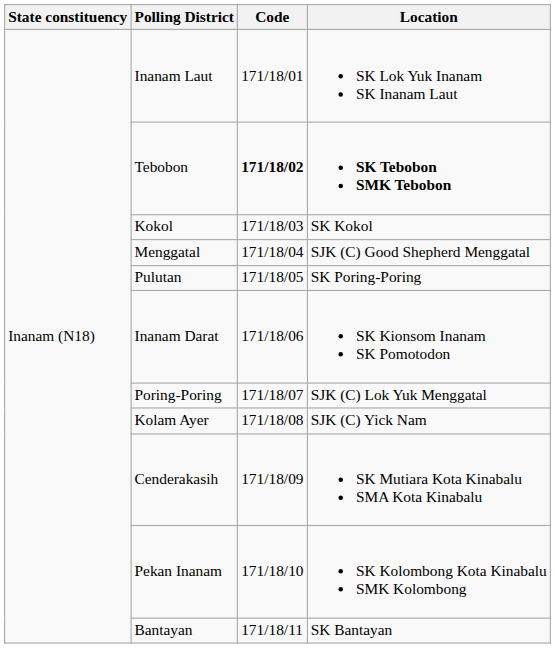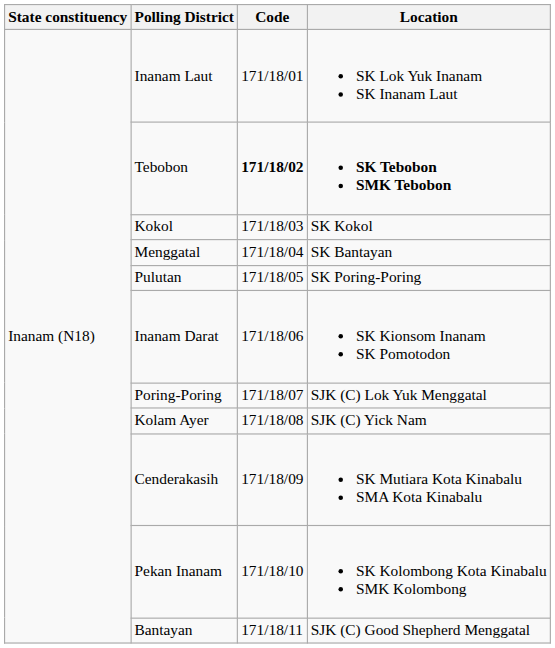(420, 251) SJK (C) Good Shepherd Menggatal -> (352, 251) SK Bantayan
(352, 630) SK Bantayan -> (420, 630) SJK (C) Good Shepherd Menggatal
